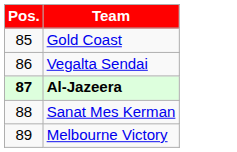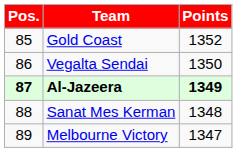+ column: (205, 16)
